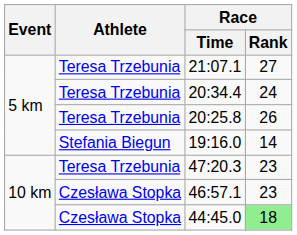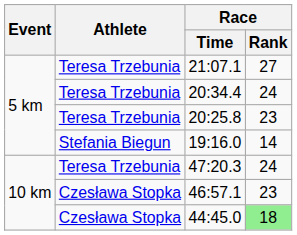(268, 118) 26 -> (268, 118) 23
(268, 168) 23 -> (268, 168) 24
